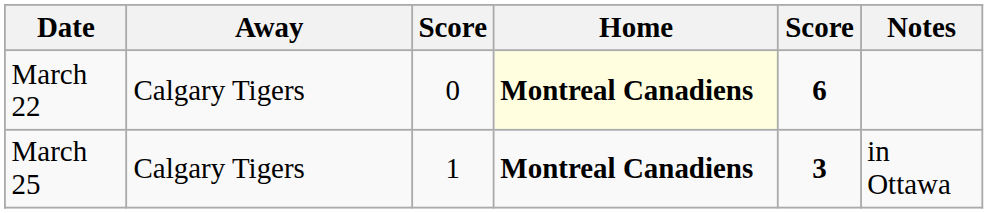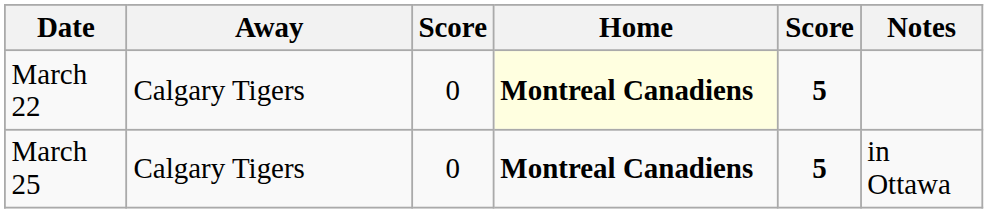(820, 89) 6 -> (820, 89) 5
(453, 168) 1 -> (453, 168) 0
(820, 168) 3 -> (820, 168) 5
